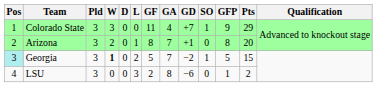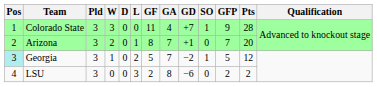(248, 27) 29 -> (248, 27) 28
(228, 43) 8 -> (228, 43) 7
(112, 58) bold -> (112, 58) normal
(248, 58) 15 -> (248, 58) 12
(228, 74) 1 -> (228, 74) 2
